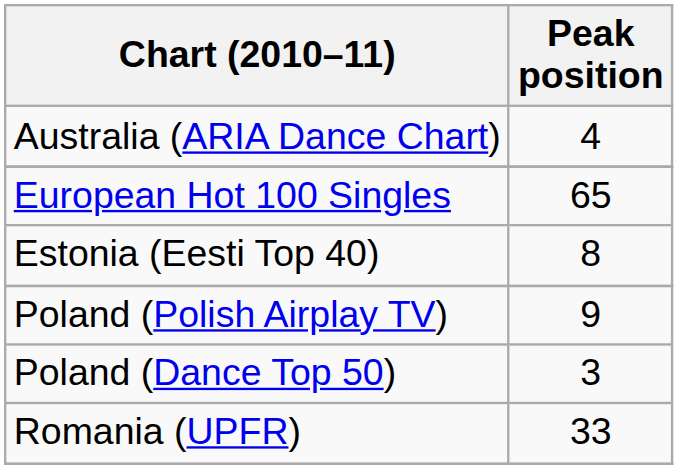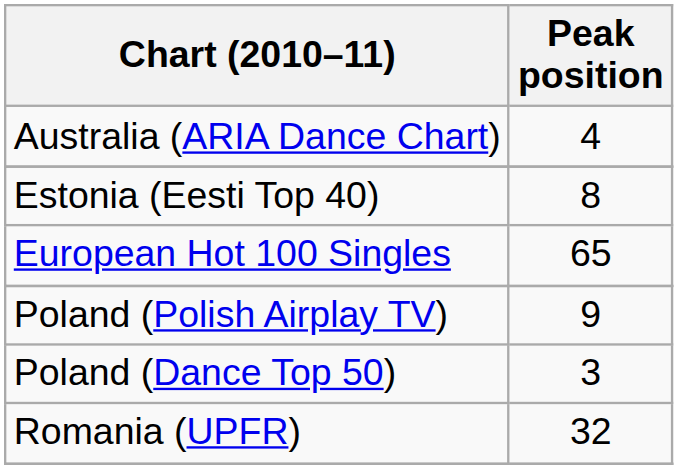rows swapped: (197, 254) <-> (232, 195)
(591, 432) 33 -> (591, 432) 32
